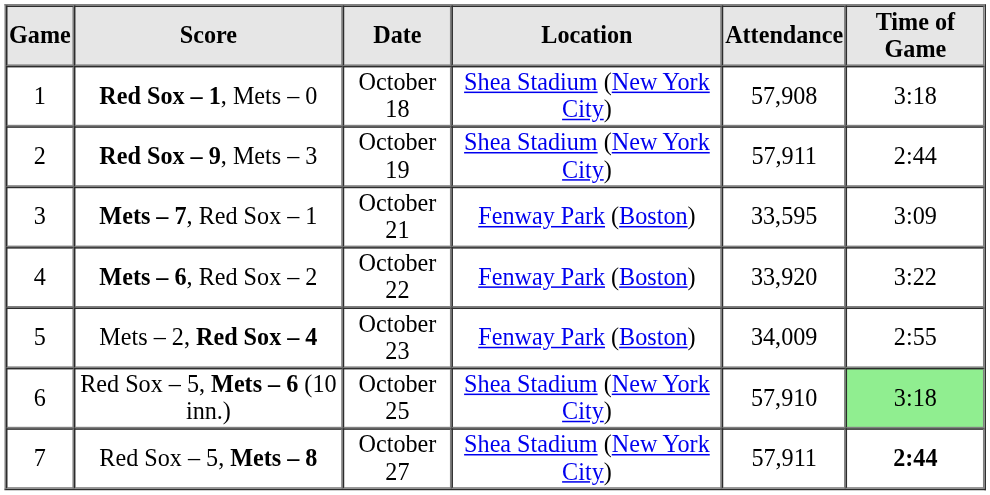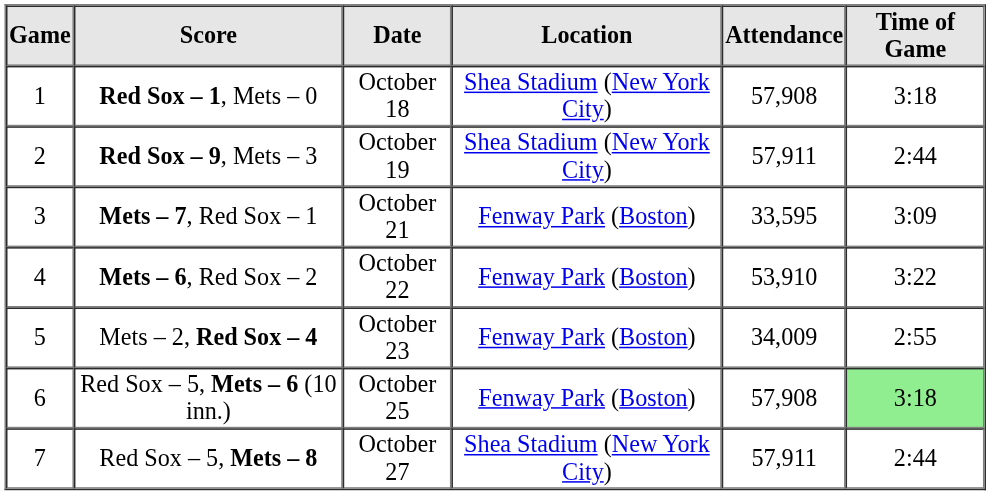(784, 277) 33,920 -> (784, 277) 53,910
(587, 397) Shea Stadium (New York City) -> (587, 397) Fenway Park (Boston)
(784, 397) 57,910 -> (784, 397) 57,908
(915, 458) bold -> (915, 458) normal
